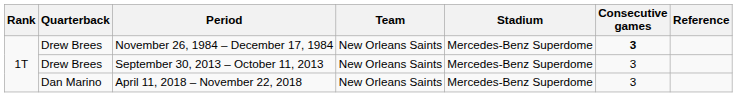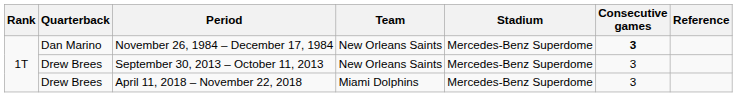(72, 45) Drew Brees -> (71, 45) Dan Marino
(71, 82) Dan Marino -> (72, 82) Drew Brees
(390, 82) New Orleans Saints -> (379, 82) Miami Dolphins
